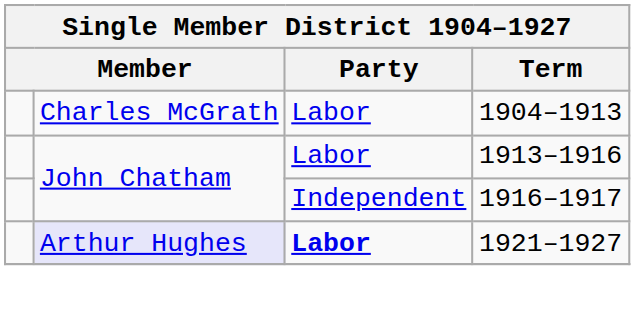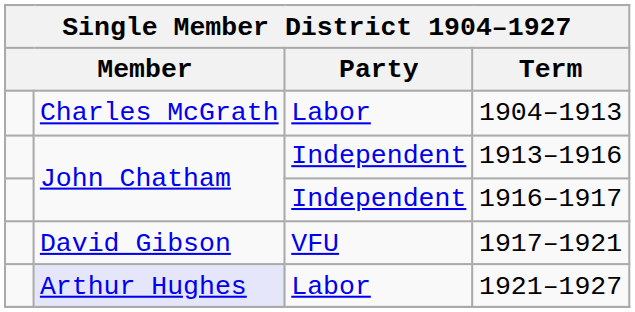(331, 156) Labor -> (379, 156) Independent
+ row: (551, 243)
(331, 243) bold -> (331, 286) normal
